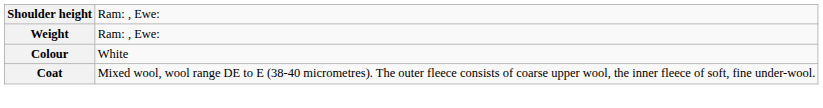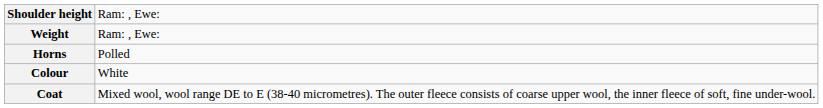+ row: (50, 53)
